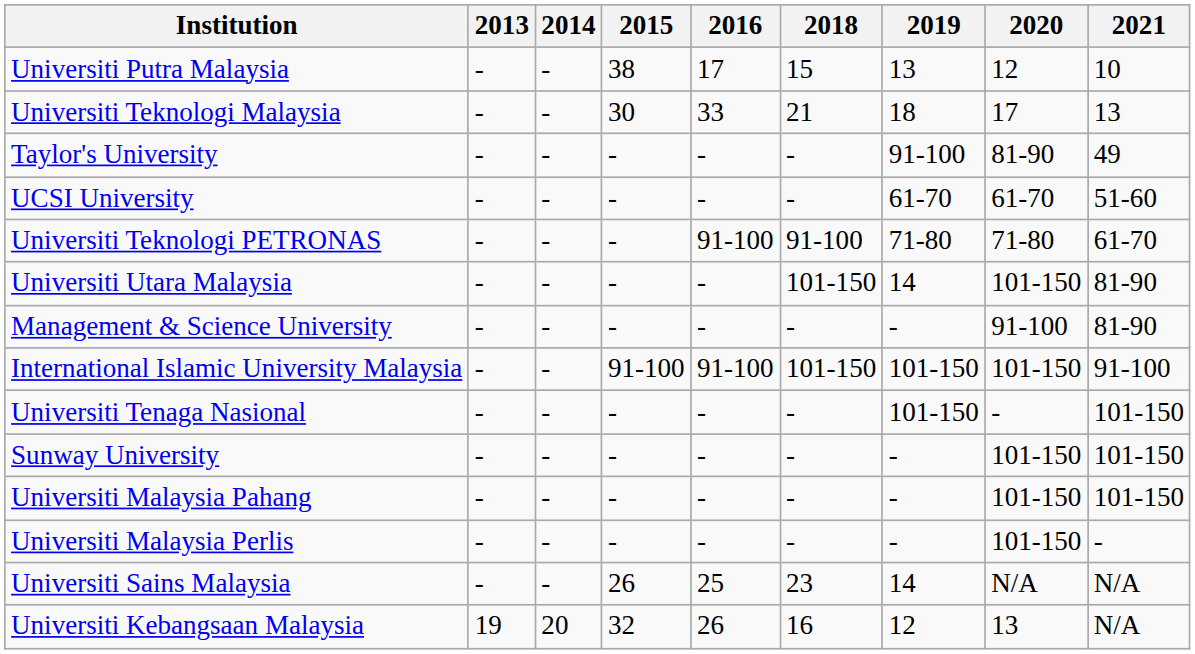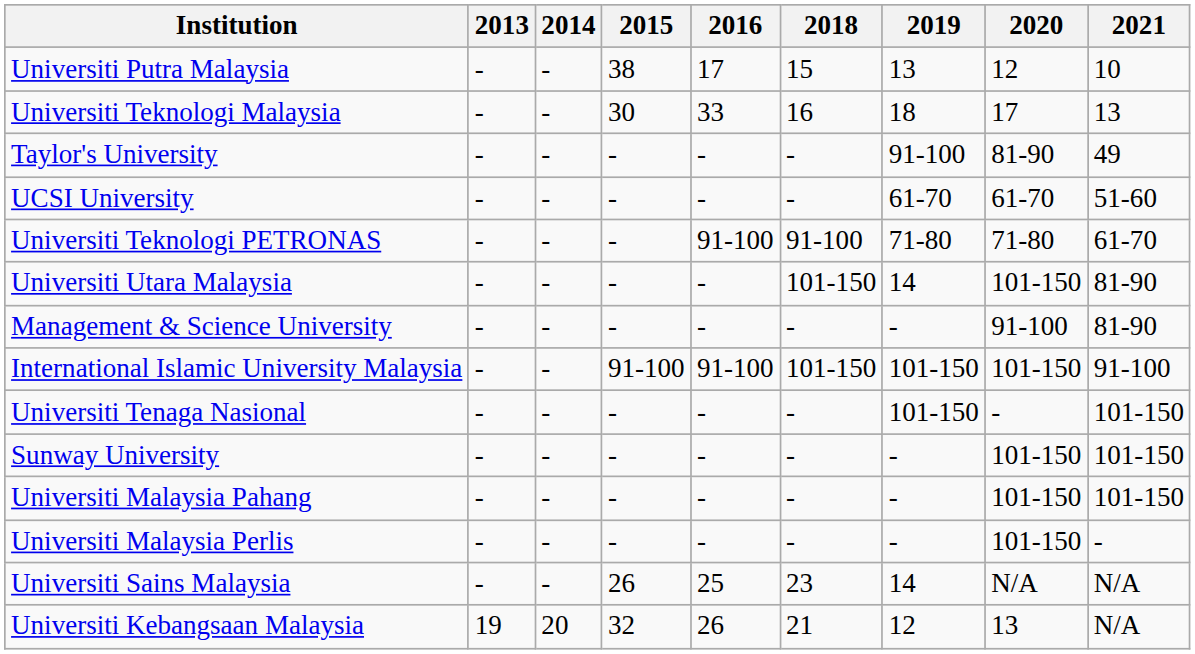(800, 111) 21 -> (800, 111) 16
(800, 626) 16 -> (800, 626) 21
